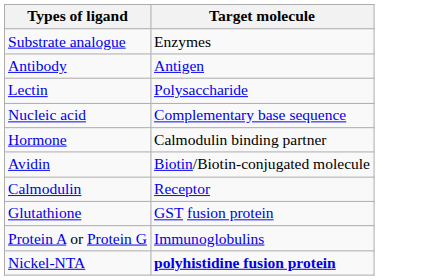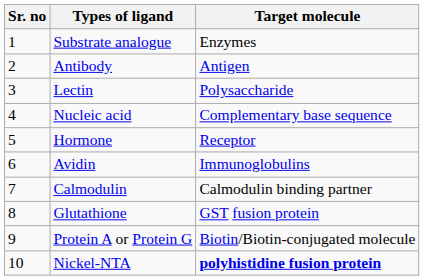+ column: (27, 16)
(240, 139) Calmodulin binding partner -> (227, 139) Receptor
(262, 164) Biotin/Biotin-conjugated molecule -> (255, 164) Immunoglobulins
(182, 189) Receptor -> (286, 189) Calmodulin binding partner
(209, 238) Immunoglobulins -> (307, 238) Biotin/Biotin-conjugated molecule
